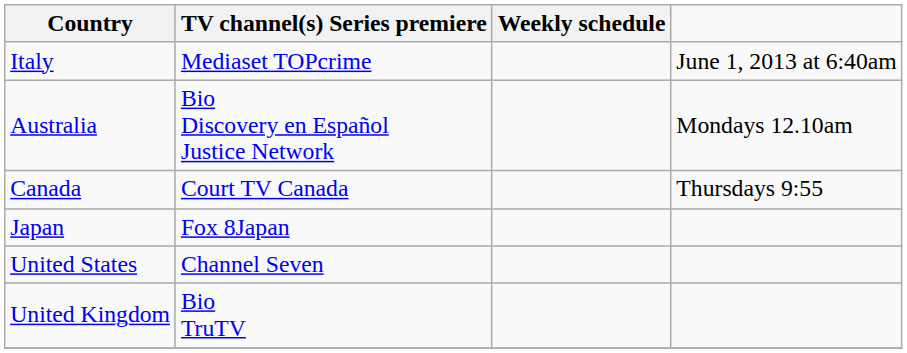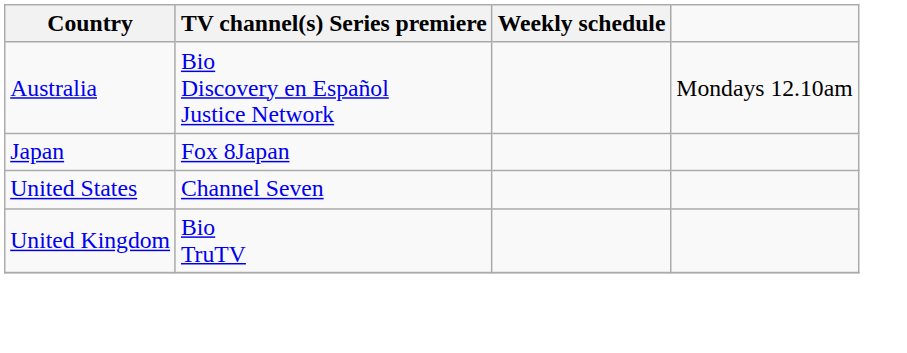- row: (32, 60)
- row: (46, 189)
